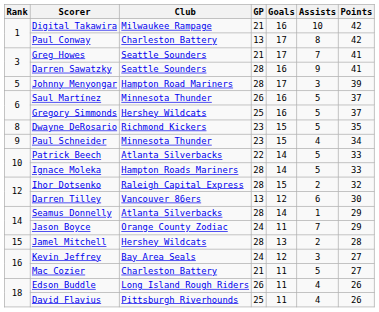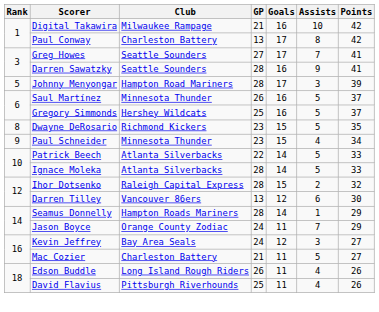(259, 55) 21 -> (259, 55) 27
(180, 170) Hampton Roads Mariners -> (172, 170) Atlanta Silverbacks
(172, 213) Atlanta Silverbacks -> (180, 213) Hampton Roads Mariners
- row: (69, 242)
